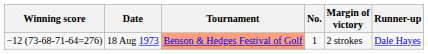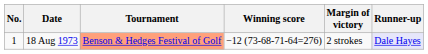columns swapped: (314, 18) <-> (54, 18)
(398, 41) no background -> (398, 41) lavender background
